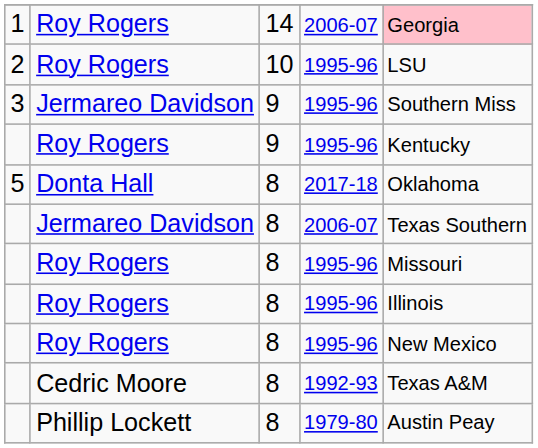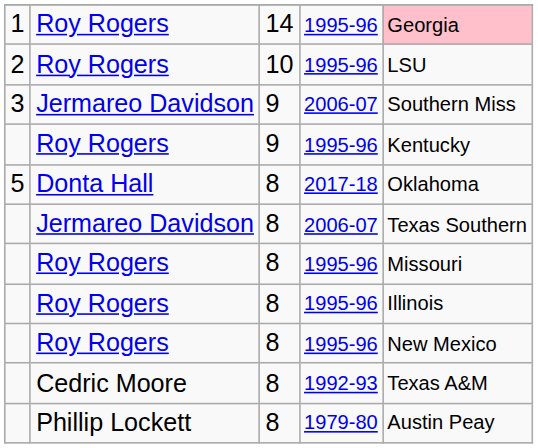(341, 25) 2006-07 -> (341, 25) 1995-96
(341, 104) 1995-96 -> (341, 104) 2006-07
